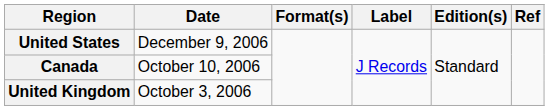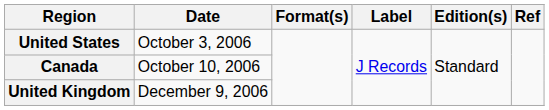(203, 42) December 9, 2006 -> (195, 42) October 3, 2006
(195, 92) October 3, 2006 -> (203, 92) December 9, 2006
